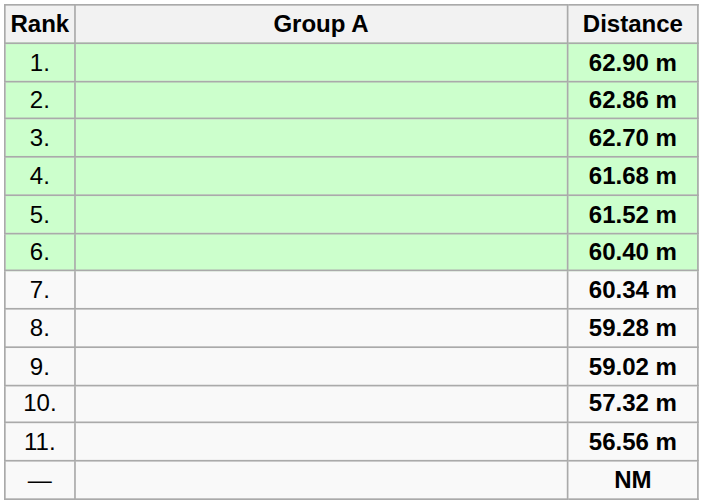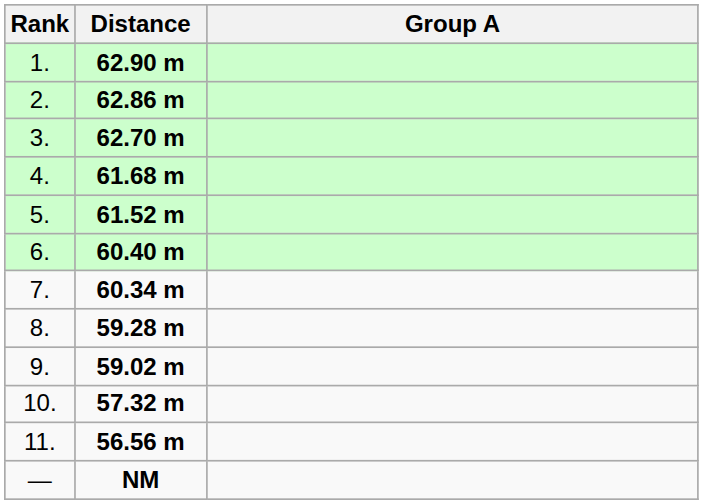columns swapped: (321, 24) <-> (633, 24)
